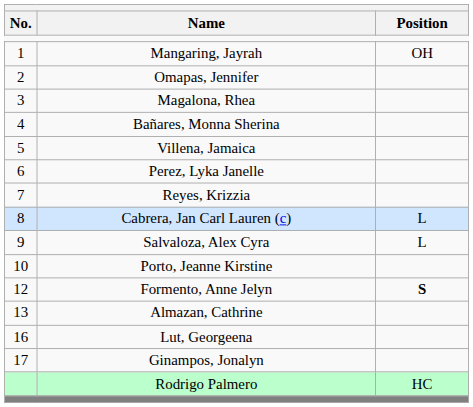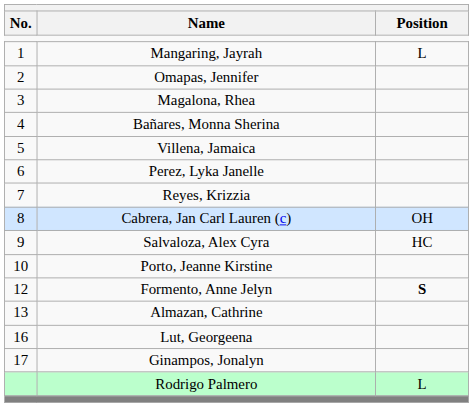(422, 53) OH -> (422, 53) L
(422, 218) L -> (422, 218) OH
(422, 242) L -> (422, 242) HC
(422, 383) HC -> (422, 383) L
